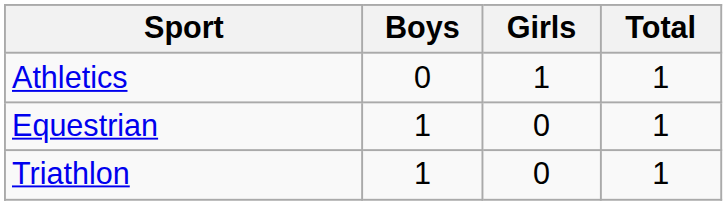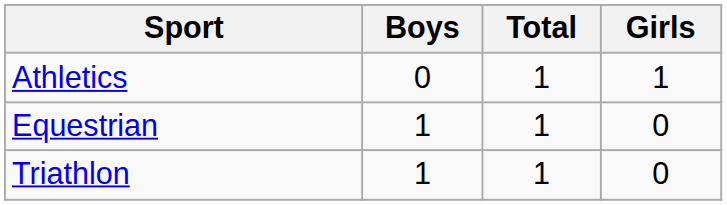columns swapped: (542, 28) <-> (661, 28)
